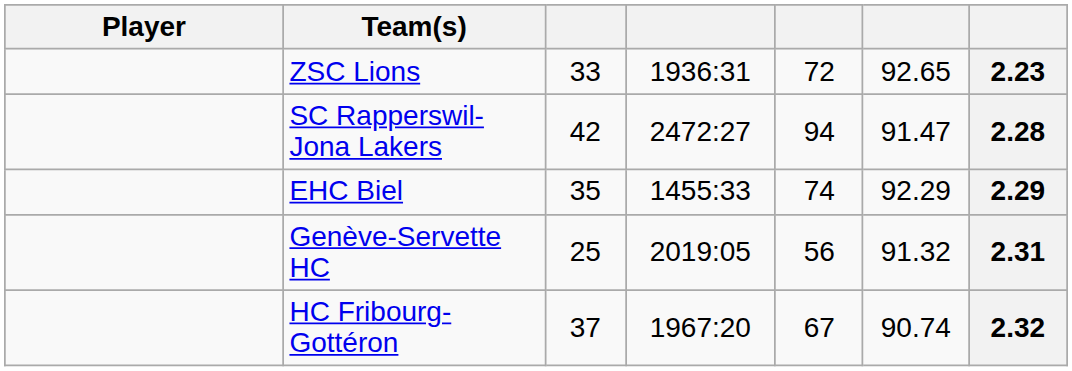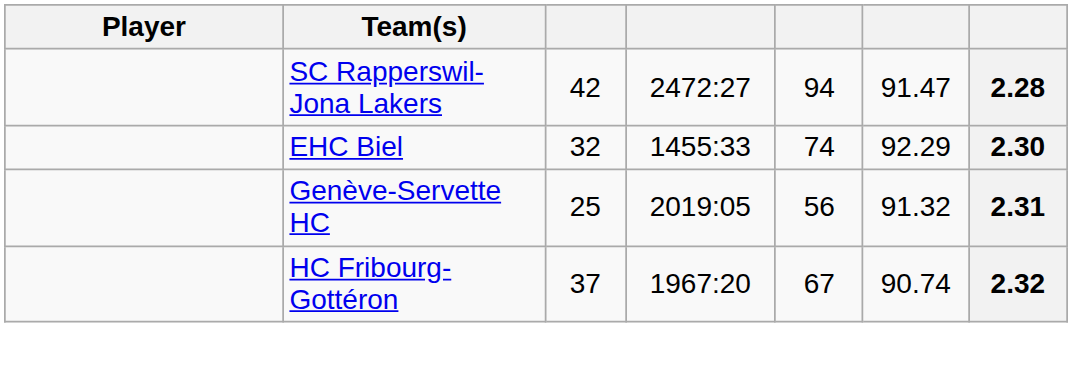- row: (355, 71)
(585, 191) 35 -> (585, 147) 32
(1018, 191) 2.29 -> (1018, 147) 2.30
